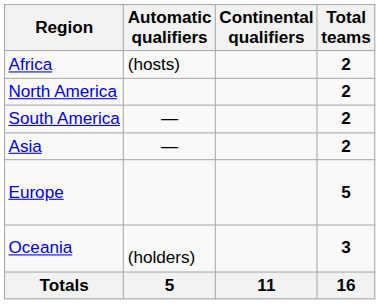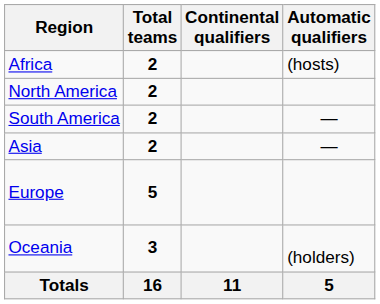columns swapped: (170, 27) <-> (346, 27)
